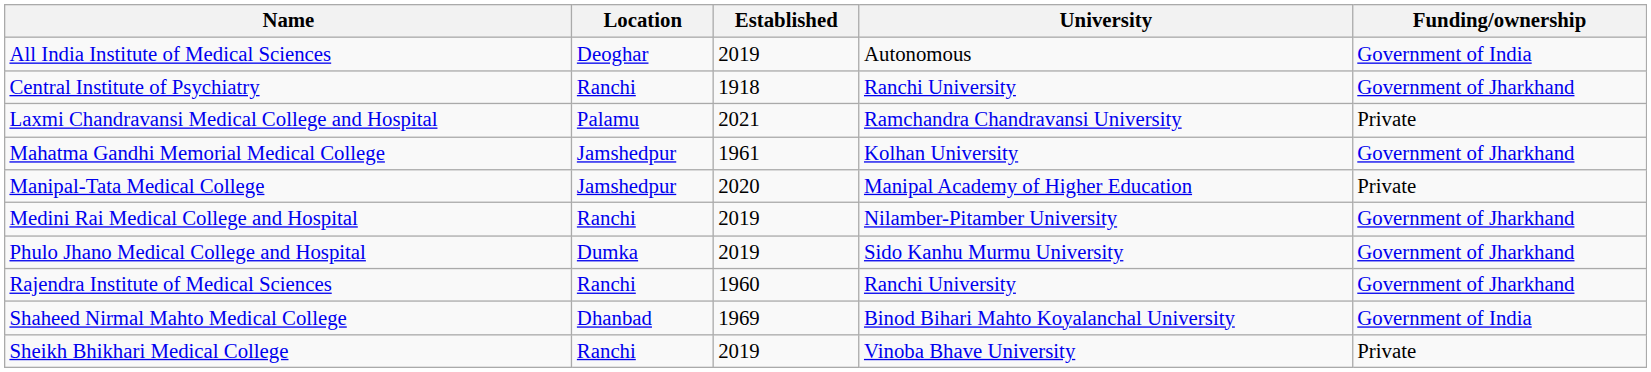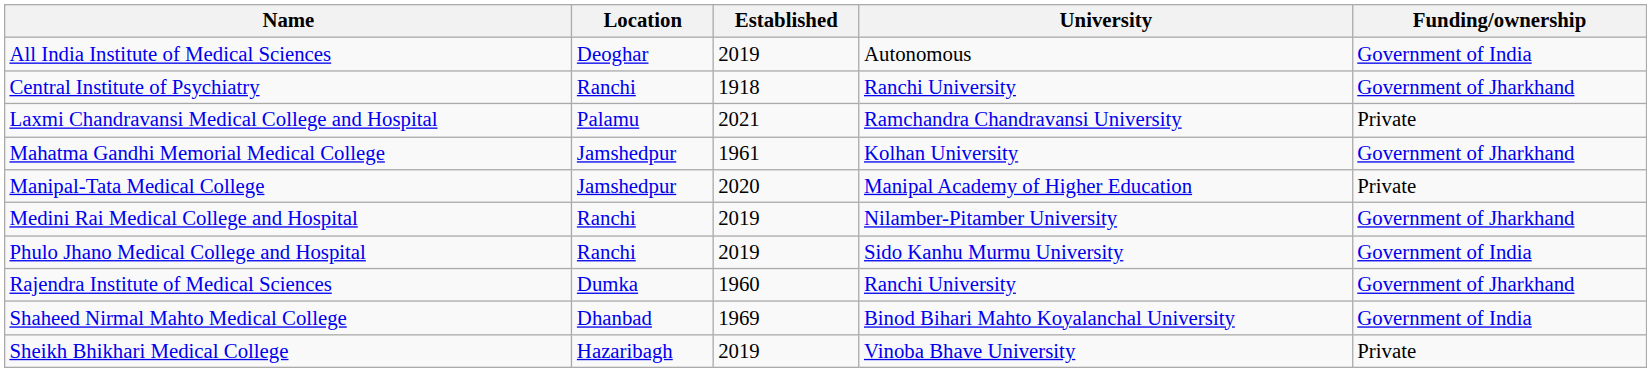(607, 251) Dumka -> (606, 251) Ranchi
(1466, 251) Government of Jharkhand -> (1445, 251) Government of India
(606, 284) Ranchi -> (607, 284) Dumka
(606, 350) Ranchi -> (625, 350) Hazaribagh
